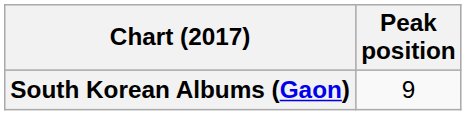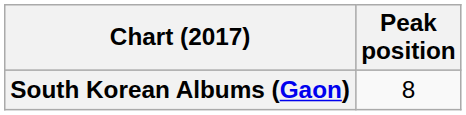(408, 89) 9 -> (408, 89) 8
